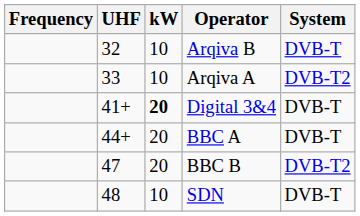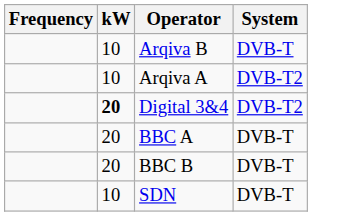- column: (121, 19)
(313, 107) DVB-T -> (270, 107) DVB-T2
(318, 166) DVB-T2 -> (265, 166) DVB-T
